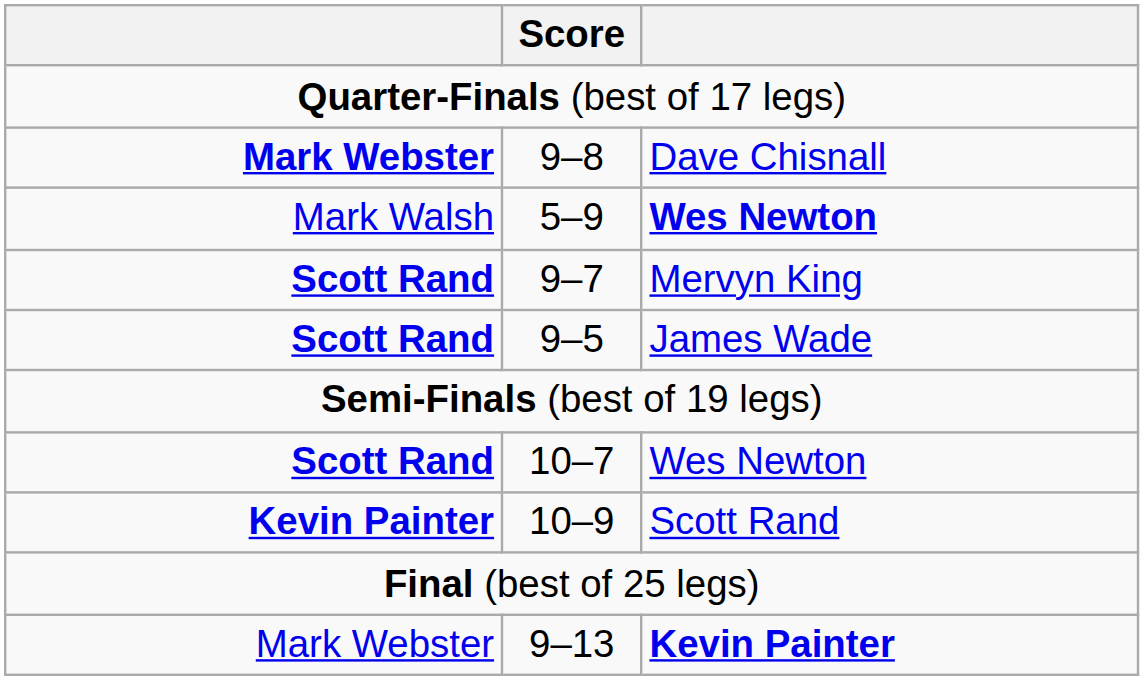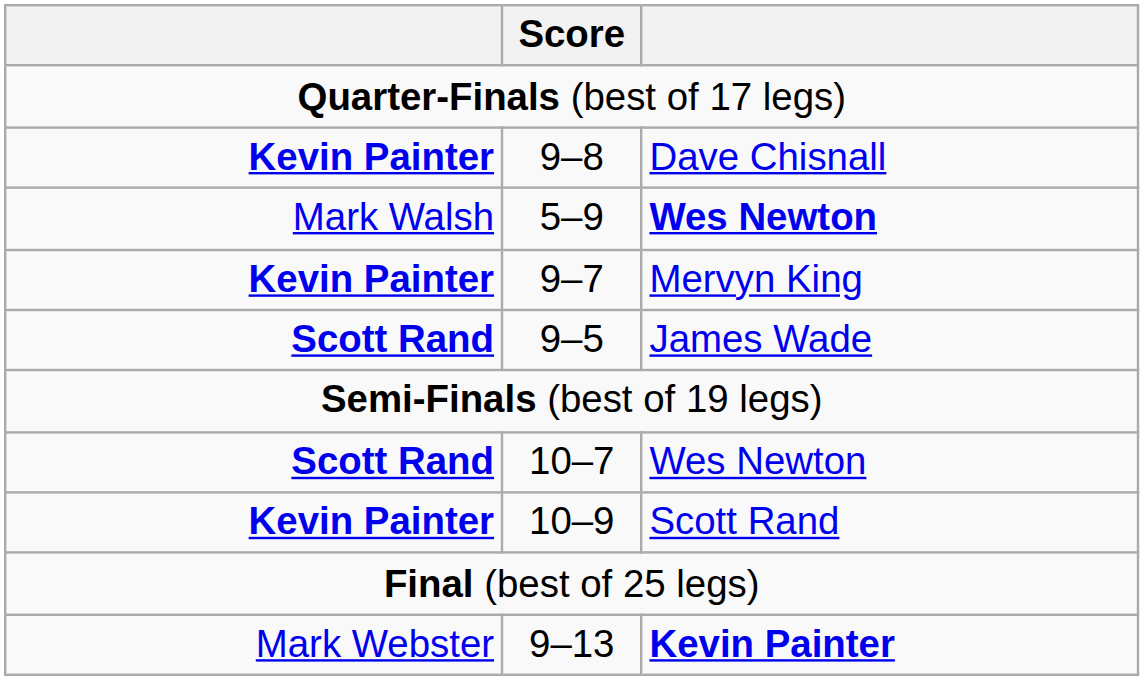(368, 156) Mark Webster -> (371, 156) Kevin Painter
(393, 278) Scott Rand -> (371, 278) Kevin Painter
